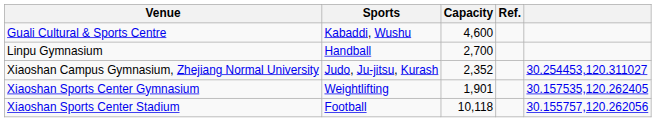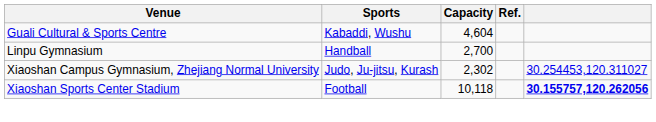(478, 32) 4,600 -> (478, 32) 4,604
(478, 70) 2,352 -> (478, 70) 2,302
- row: (103, 88)
(587, 107) normal -> (587, 88) bold
